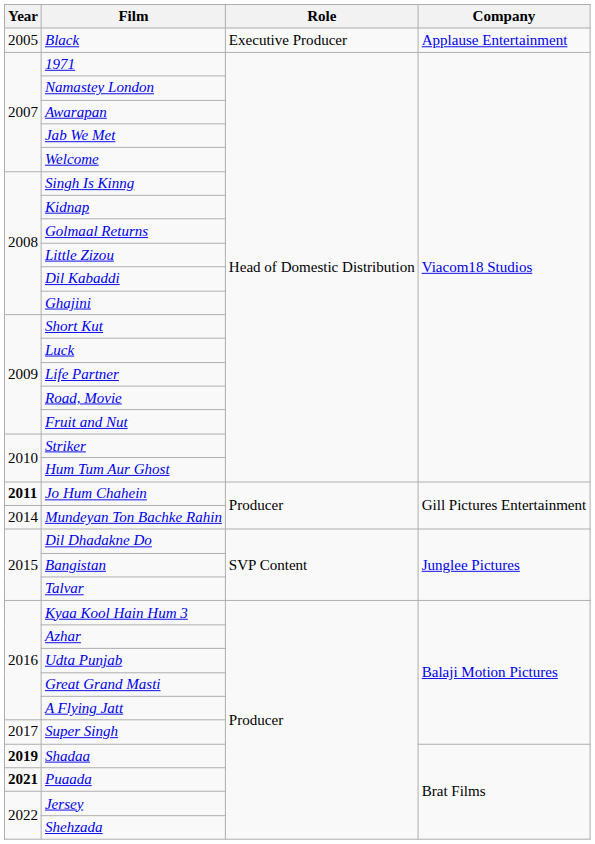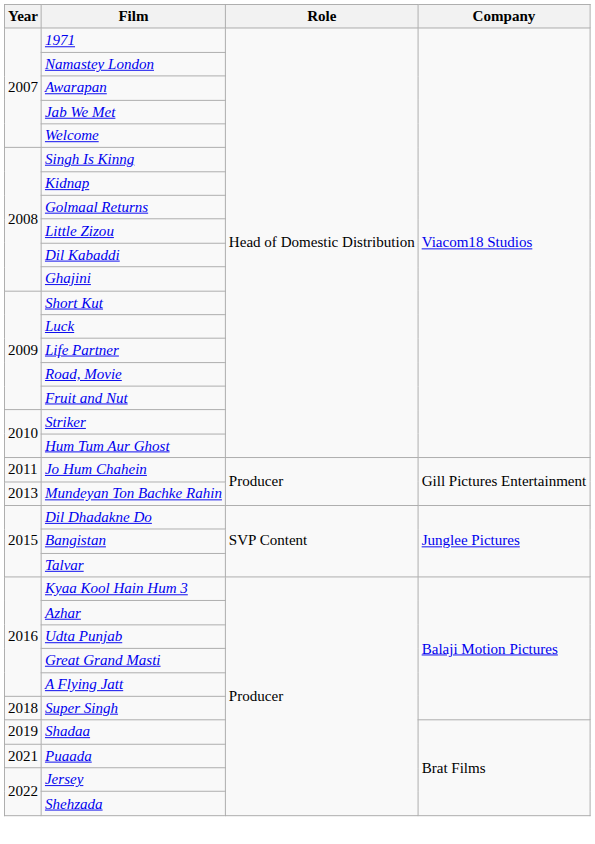- row: (62, 40)
(23, 493) bold -> (23, 469) normal
(23, 517) 2014 -> (23, 493) 2013
(23, 732) 2017 -> (23, 708) 2018
(23, 755) bold -> (23, 732) normal
(23, 779) bold -> (23, 755) normal
